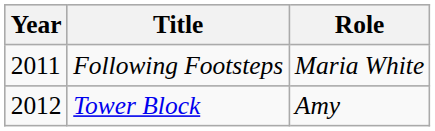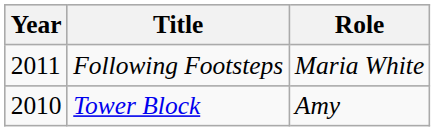(36, 105) 2012 -> (36, 105) 2010
